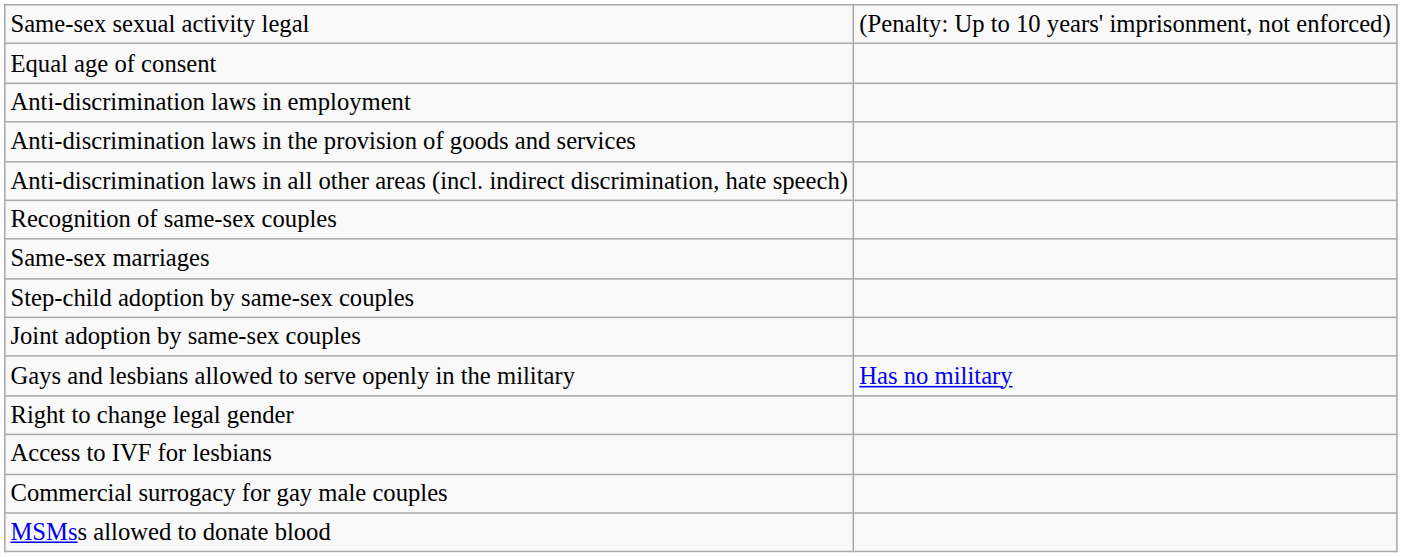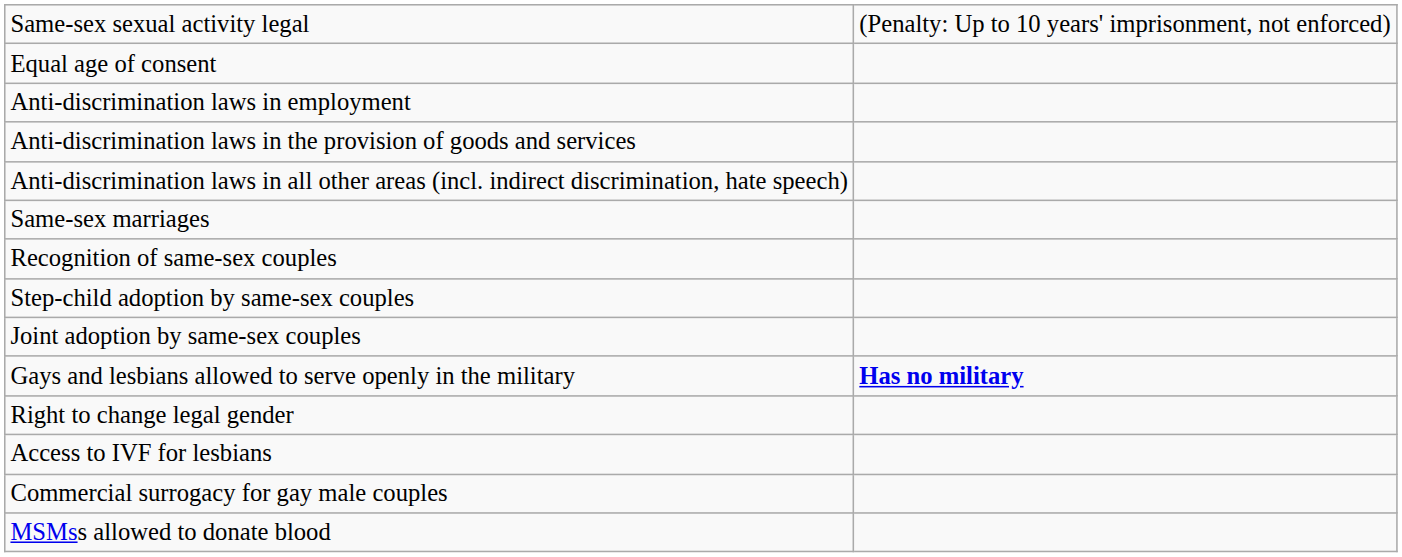rows swapped: (110, 258) <-> (174, 219)
(936, 375) normal -> (941, 375) bold
